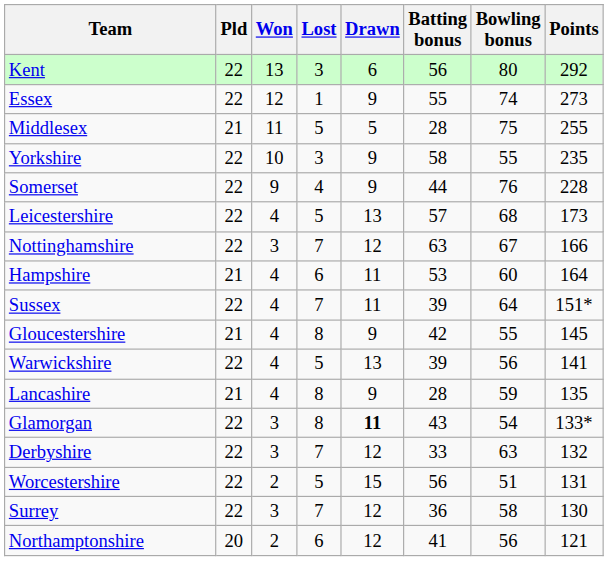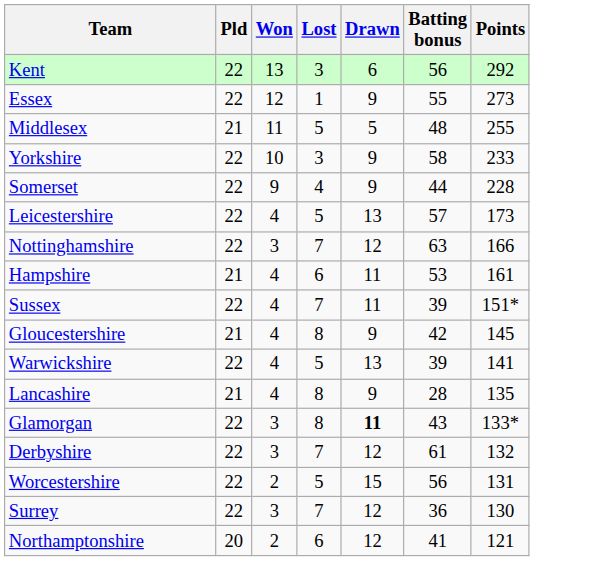- column: (508, 29)
(438, 128) 28 -> (438, 128) 48
(574, 157) 235 -> (500, 157) 233
(574, 275) 164 -> (500, 275) 161
(438, 452) 33 -> (438, 452) 61
